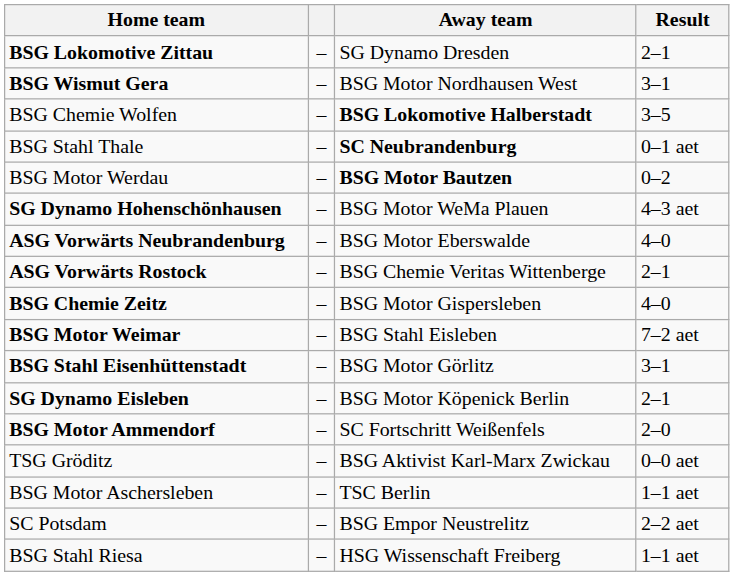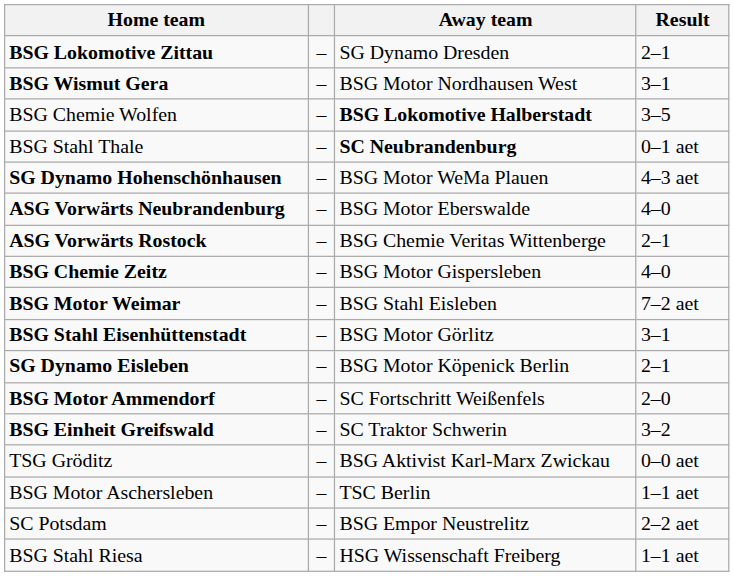- row: (89, 177)
+ row: (112, 429)
